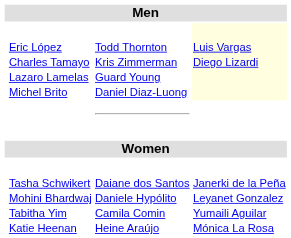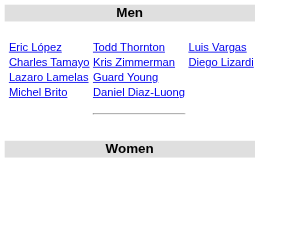(226, 55) lightyellow background -> (221, 55) no background
- row: (50, 206)
